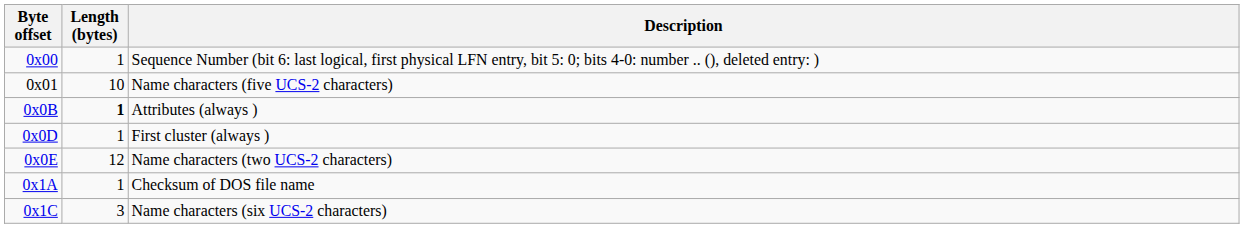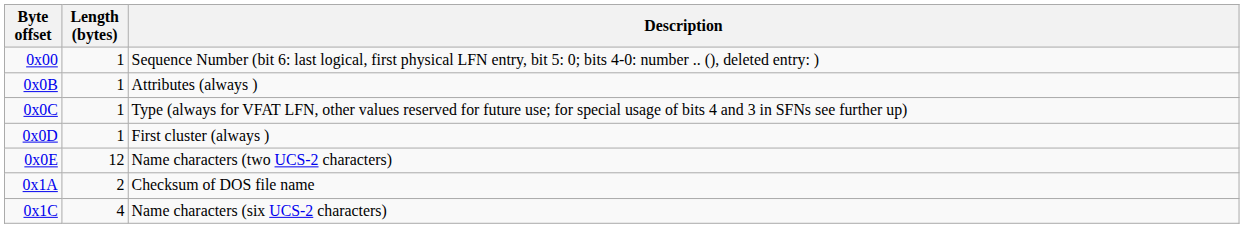- row: (42, 85)
(120, 110) bold -> (120, 85) normal
+ row: (41, 110)
(120, 185) 1 -> (120, 185) 2
(120, 210) 3 -> (120, 210) 4
